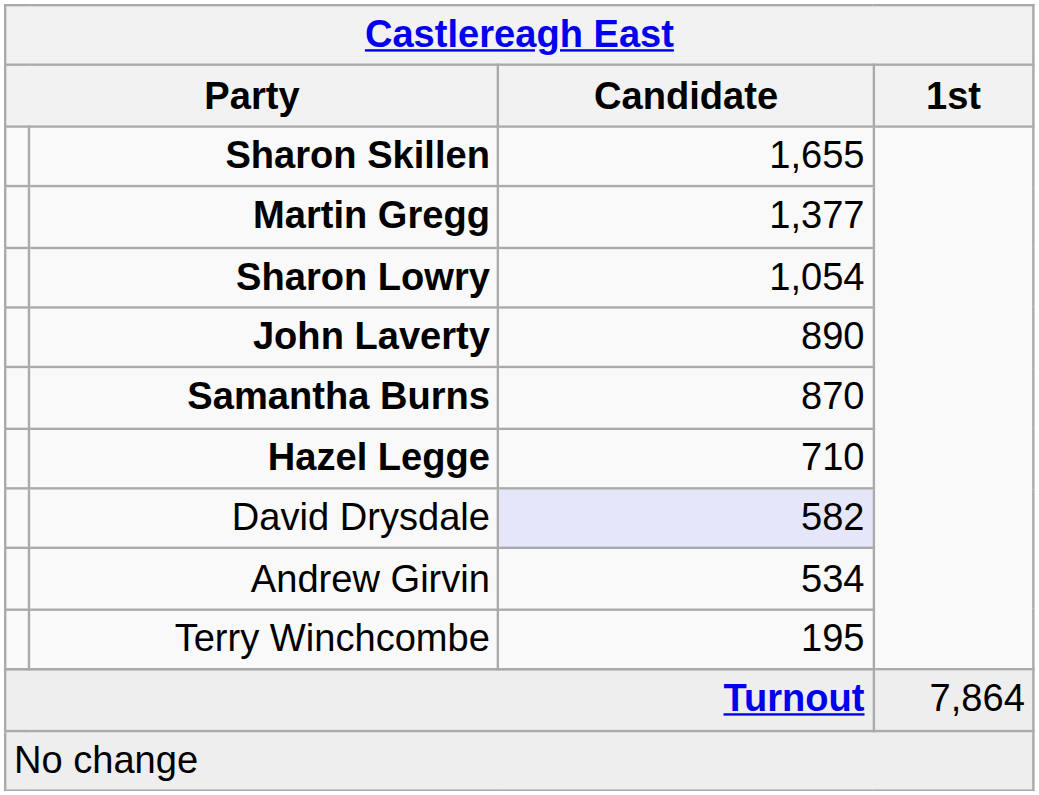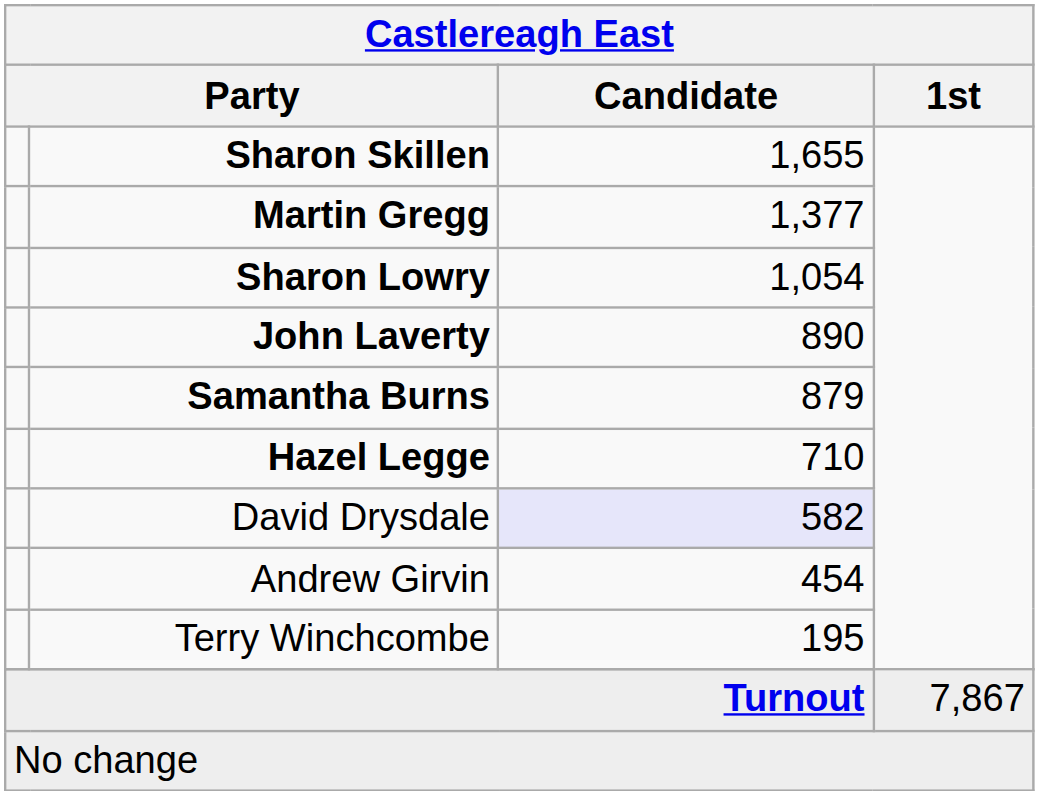(833, 397) 870 -> (833, 397) 879
(833, 578) 534 -> (833, 578) 454
(977, 699) 7,864 -> (977, 699) 7,867
